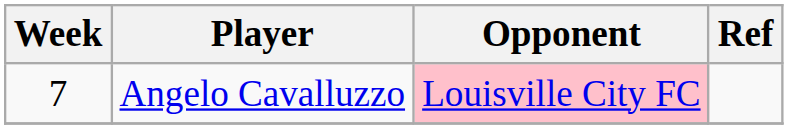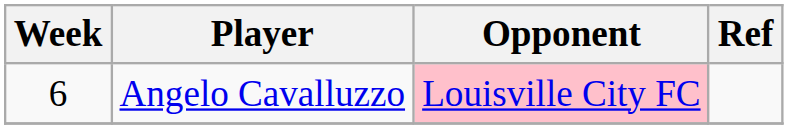(58, 92) 7 -> (58, 92) 6
